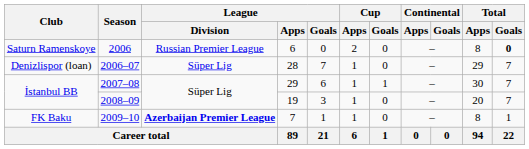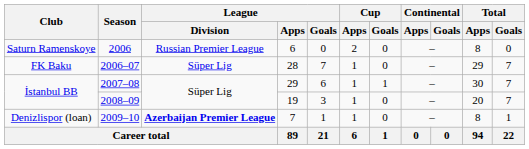(509, 48) bold -> (509, 48) normal
(51, 65) Denizlispor (loan) -> (51, 65) FK Baku
(51, 118) FK Baku -> (51, 118) Denizlispor (loan)
